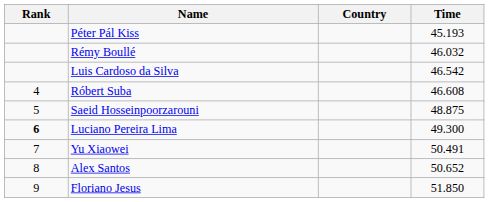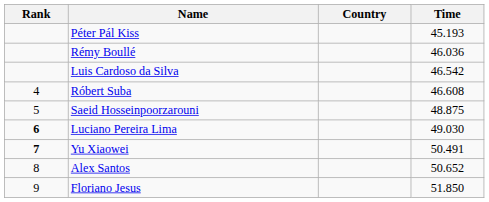(447, 52) 46.032 -> (447, 52) 46.036
(447, 129) 49.300 -> (447, 129) 49.030
(36, 149) normal -> (36, 149) bold
